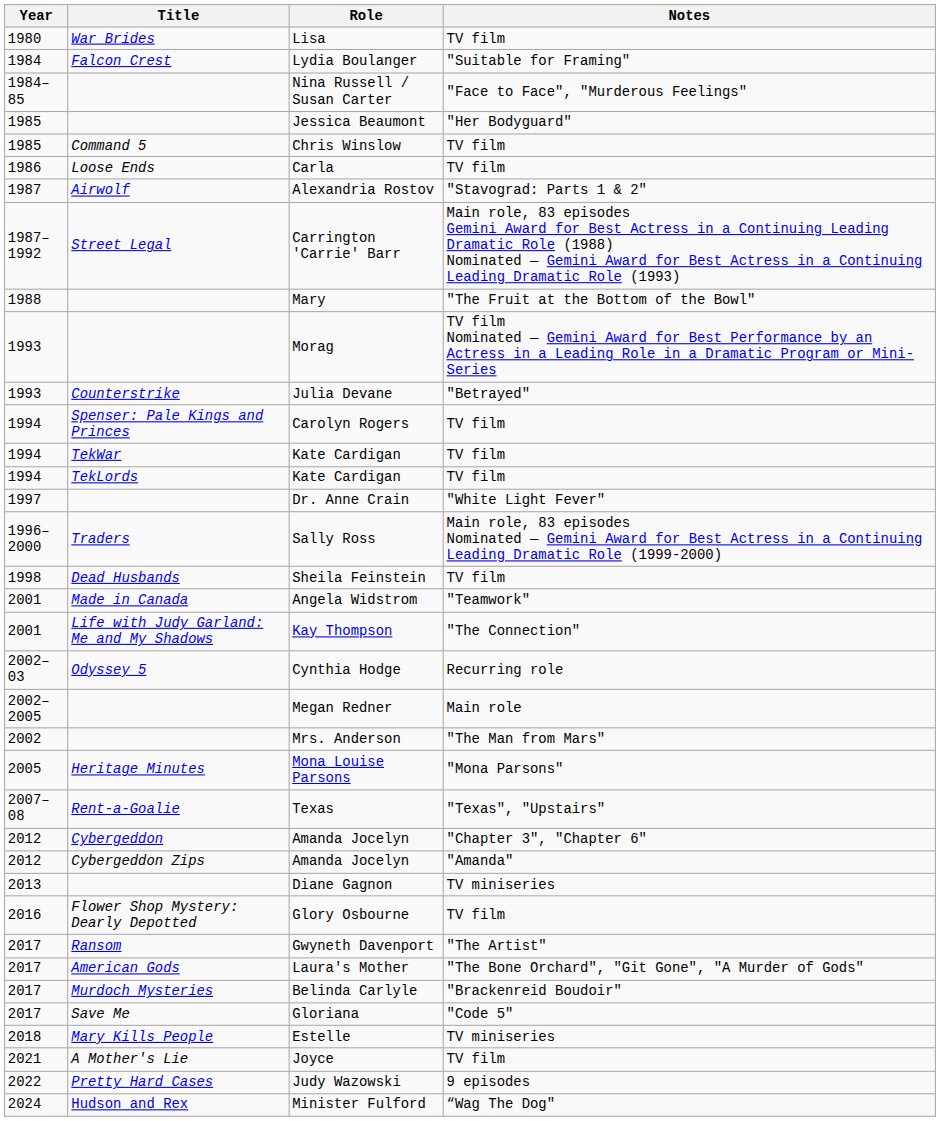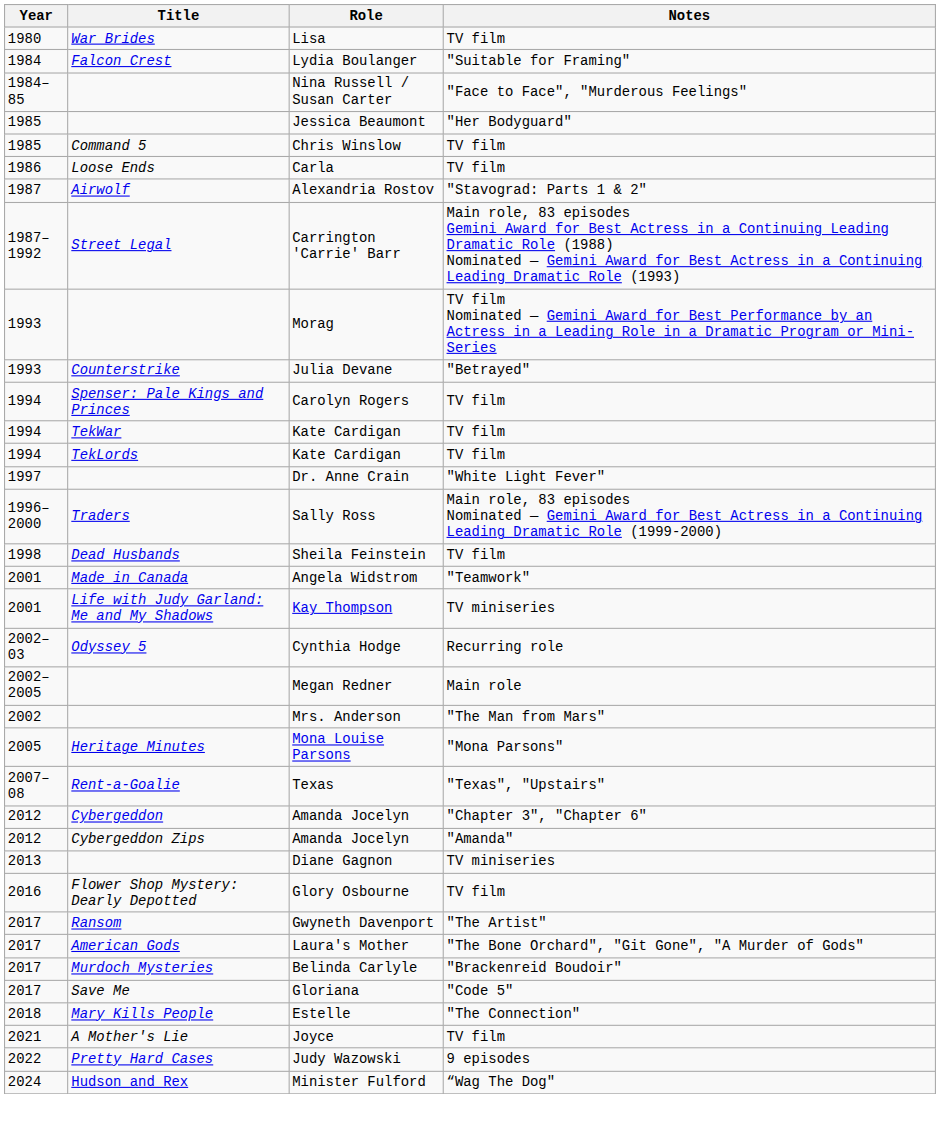- row: (178, 300)
(513, 631) "The Connection" -> (501, 609) TV miniseries
(501, 1037) TV miniseries -> (513, 1014) "The Connection"
